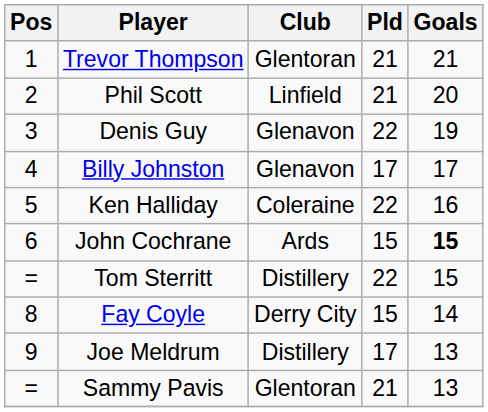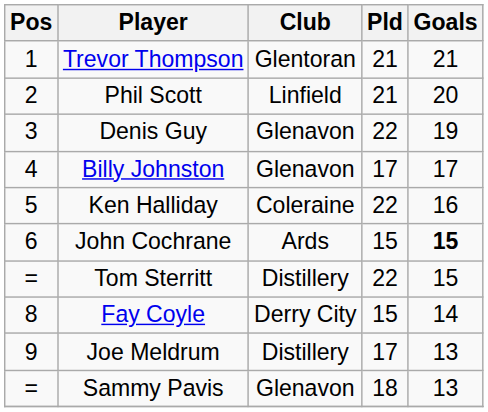(305, 388) Glentoran -> (305, 388) Glenavon
(385, 388) 21 -> (385, 388) 18
